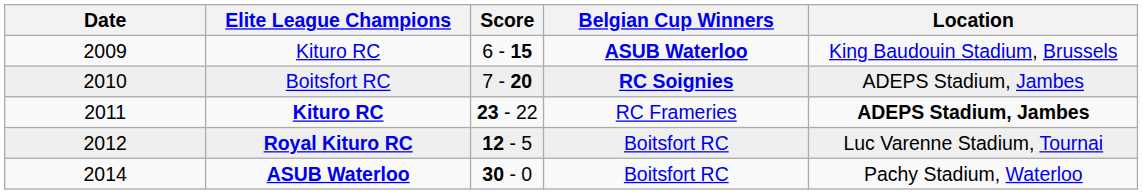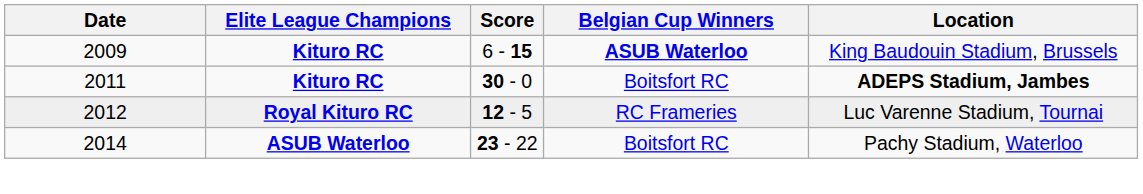(338, 51) normal -> (338, 51) bold
- row: (105, 82)
(507, 113) 23 - 22 -> (507, 82) 30 - 0
(676, 113) RC Frameries -> (676, 82) Boitsfort RC
(676, 143) Boitsfort RC -> (676, 113) RC Frameries
(507, 174) 30 - 0 -> (507, 143) 23 - 22
